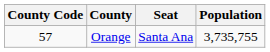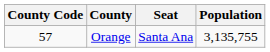(231, 36) 3,735,755 -> (231, 36) 3,135,755
